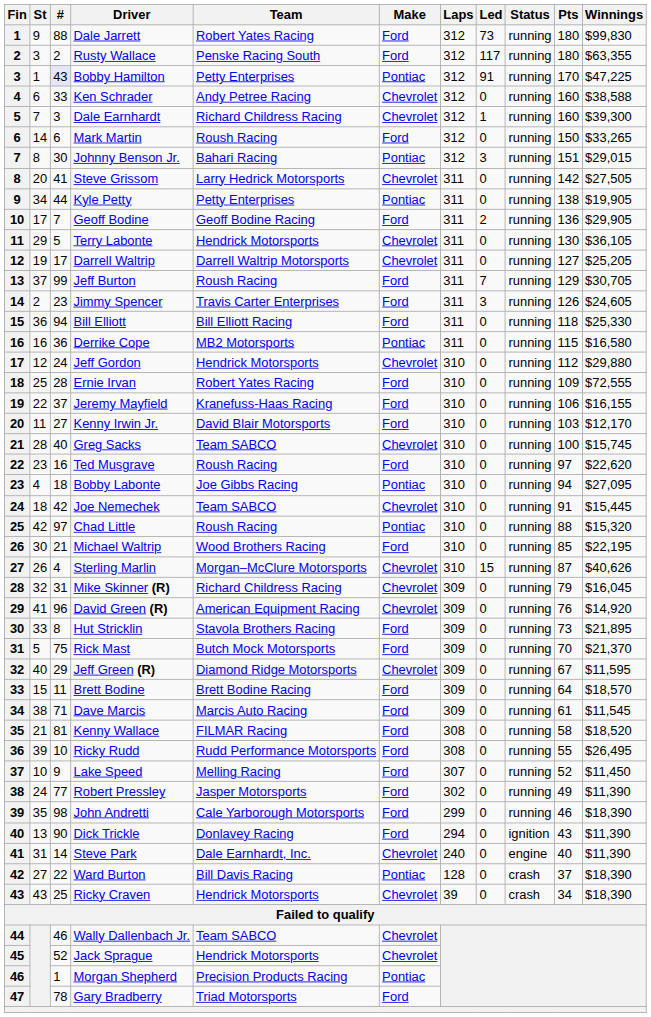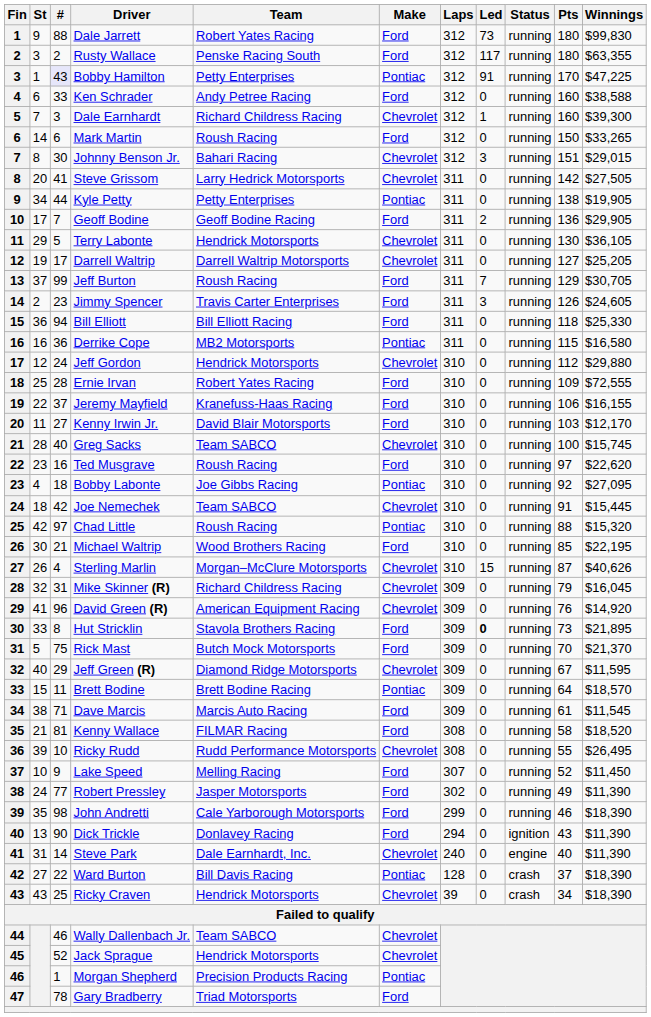(410, 97) Chevrolet -> (395, 97) Ford
(404, 158) Pontiac -> (410, 158) Chevrolet
(565, 485) 94 -> (565, 485) 92
(483, 628) normal -> (483, 628) bold
(395, 690) Ford -> (404, 690) Pontiac
(395, 751) Ford -> (410, 751) Chevrolet
